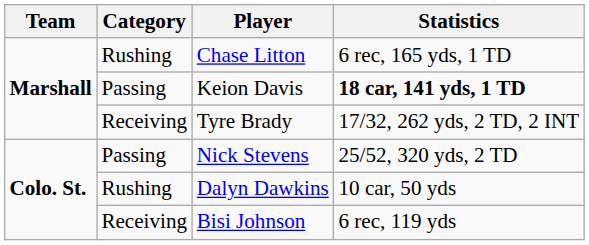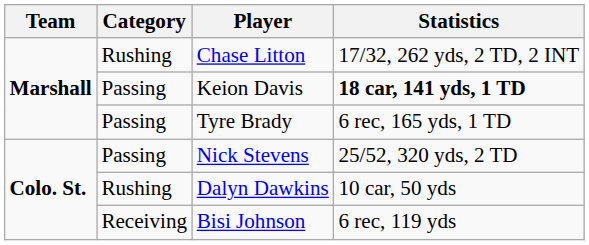(425, 54) 6 rec, 165 yds, 1 TD -> (459, 54) 17/32, 262 yds, 2 TD, 2 INT
(144, 121) Receiving -> (134, 121) Passing
(459, 121) 17/32, 262 yds, 2 TD, 2 INT -> (425, 121) 6 rec, 165 yds, 1 TD
